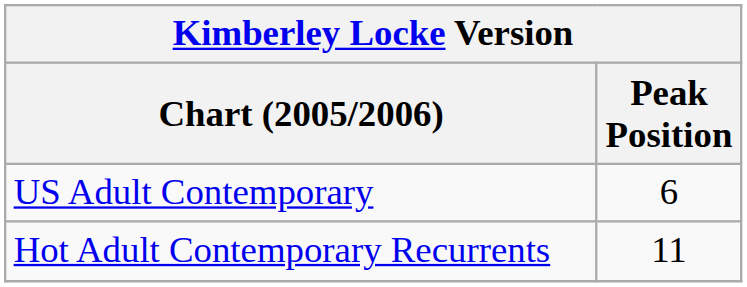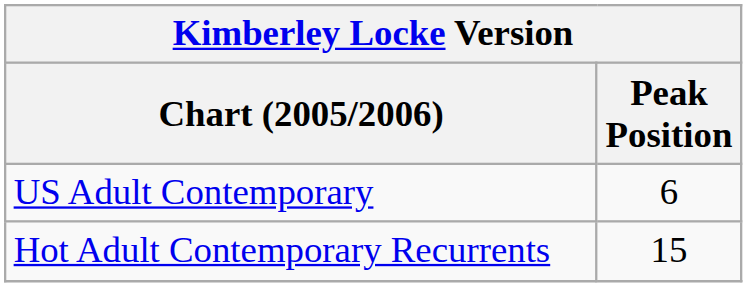(669, 250) 11 -> (669, 250) 15
